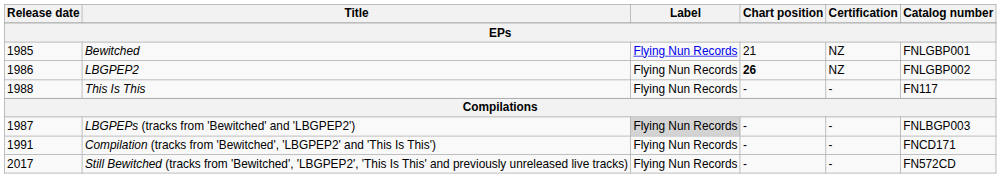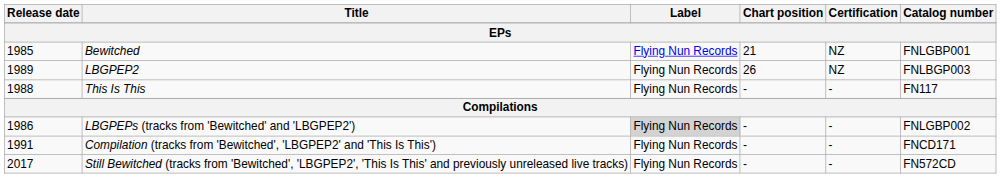(20, 70) 1986 -> (20, 70) 1989
(749, 70) bold -> (749, 70) normal
(937, 70) FNLGBP002 -> (937, 70) FNLBGP003
(20, 126) 1987 -> (20, 126) 1986
(937, 126) FNLBGP003 -> (937, 126) FNLGBP002
